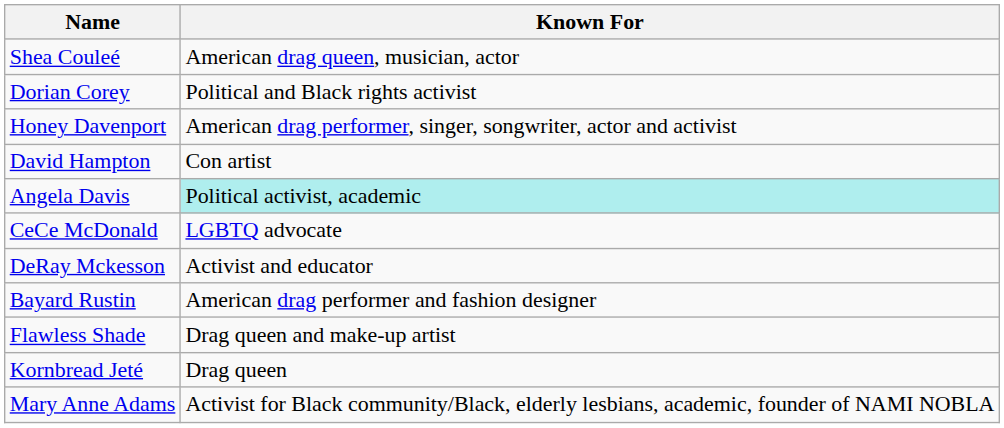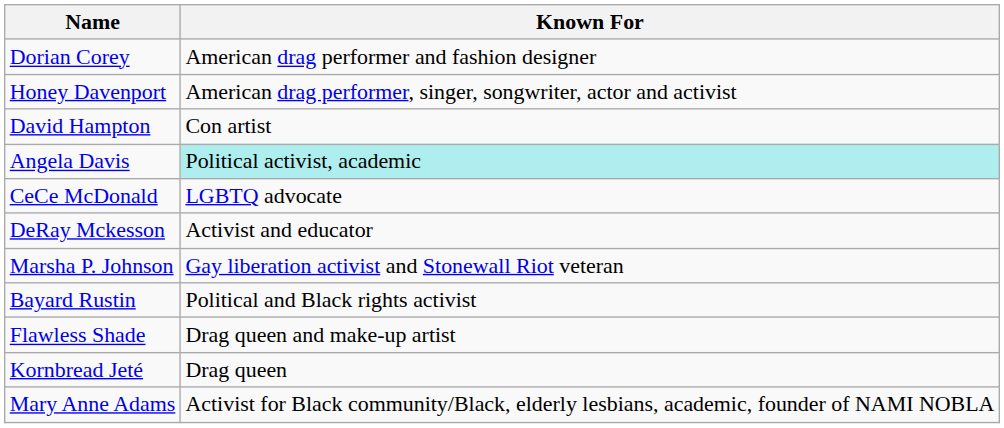- row: (65, 56)
(331, 91) Political and Black rights activist -> (391, 56) American drag performer and fashion designer
+ row: (92, 265)
(391, 299) American drag performer and fashion designer -> (331, 299) Political and Black rights activist
